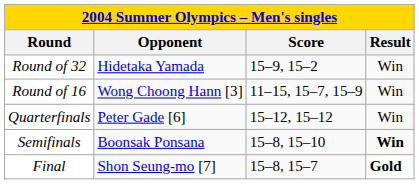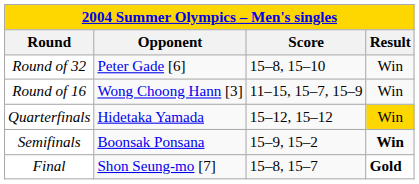(151, 67) Hidetaka Yamada -> (141, 67) Peter Gade [6]
(284, 67) 15–9, 15–2 -> (288, 67) 15–8, 15–10
(141, 117) Peter Gade [6] -> (151, 117) Hidetaka Yamada
(390, 117) no background -> (390, 117) gold background
(288, 142) 15–8, 15–10 -> (284, 142) 15–9, 15–2
